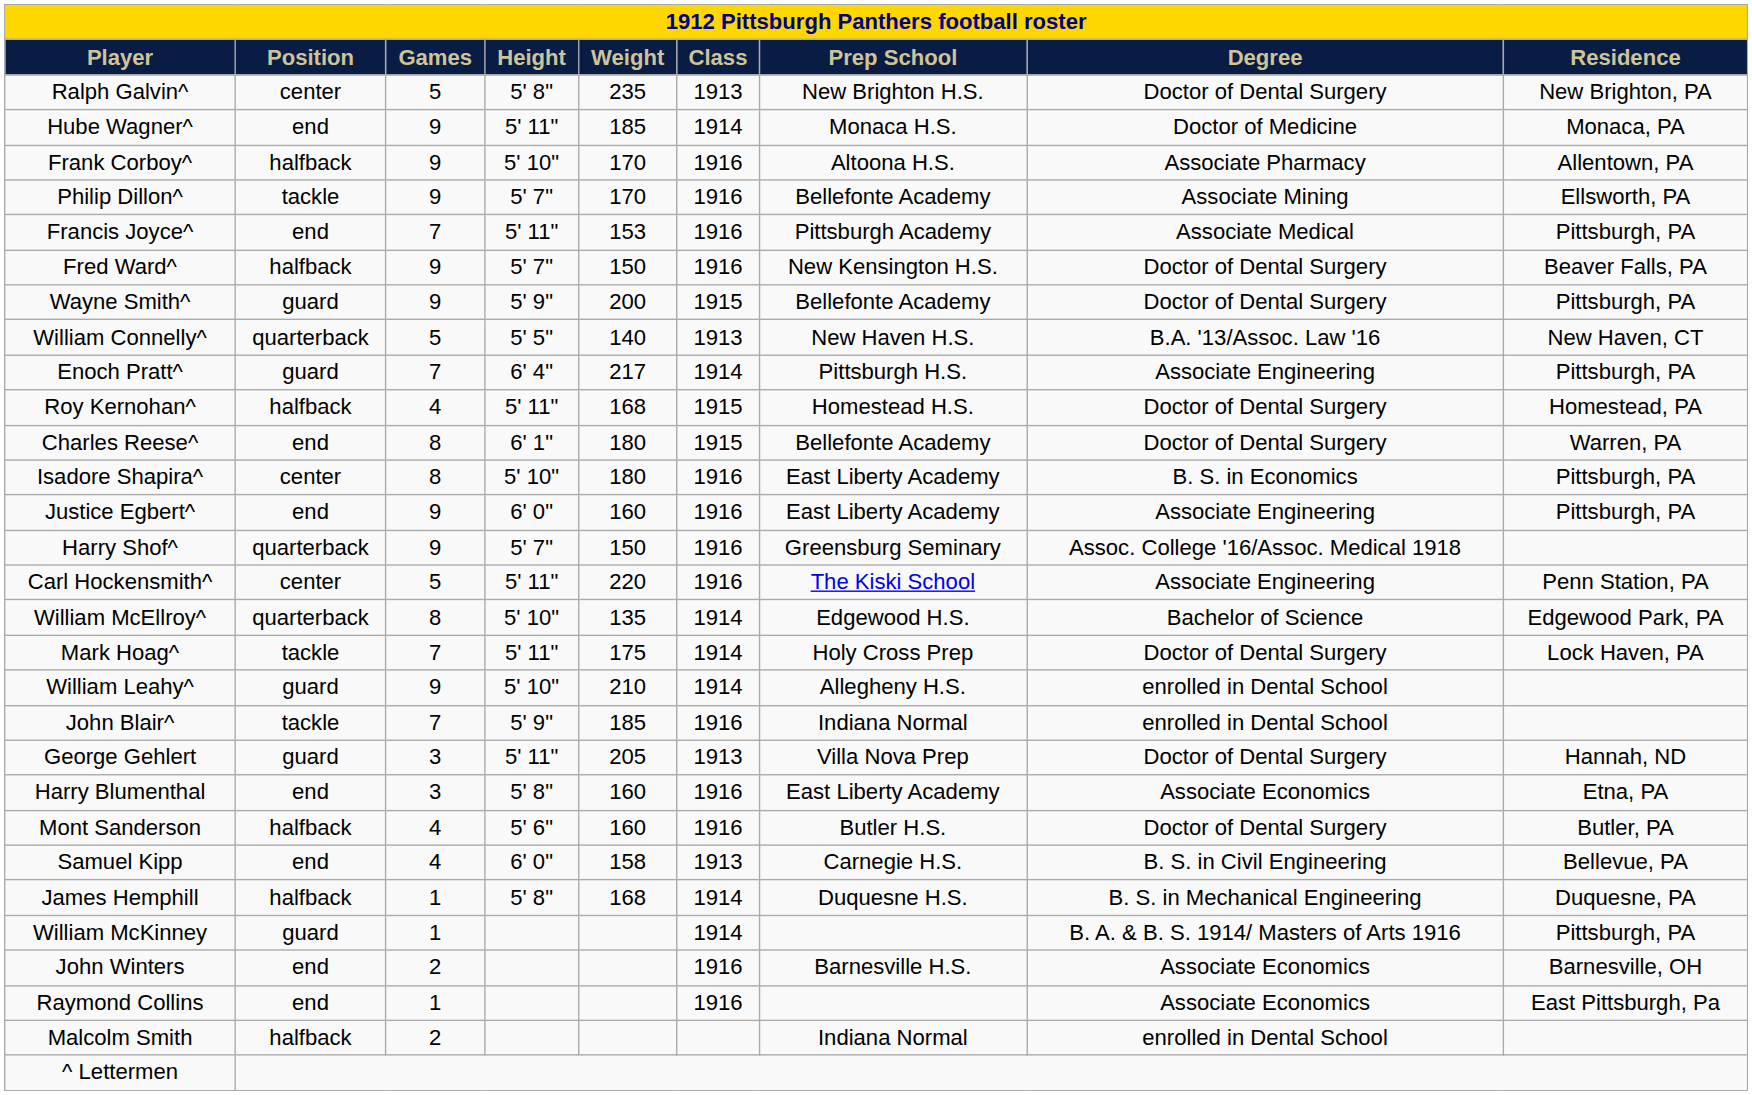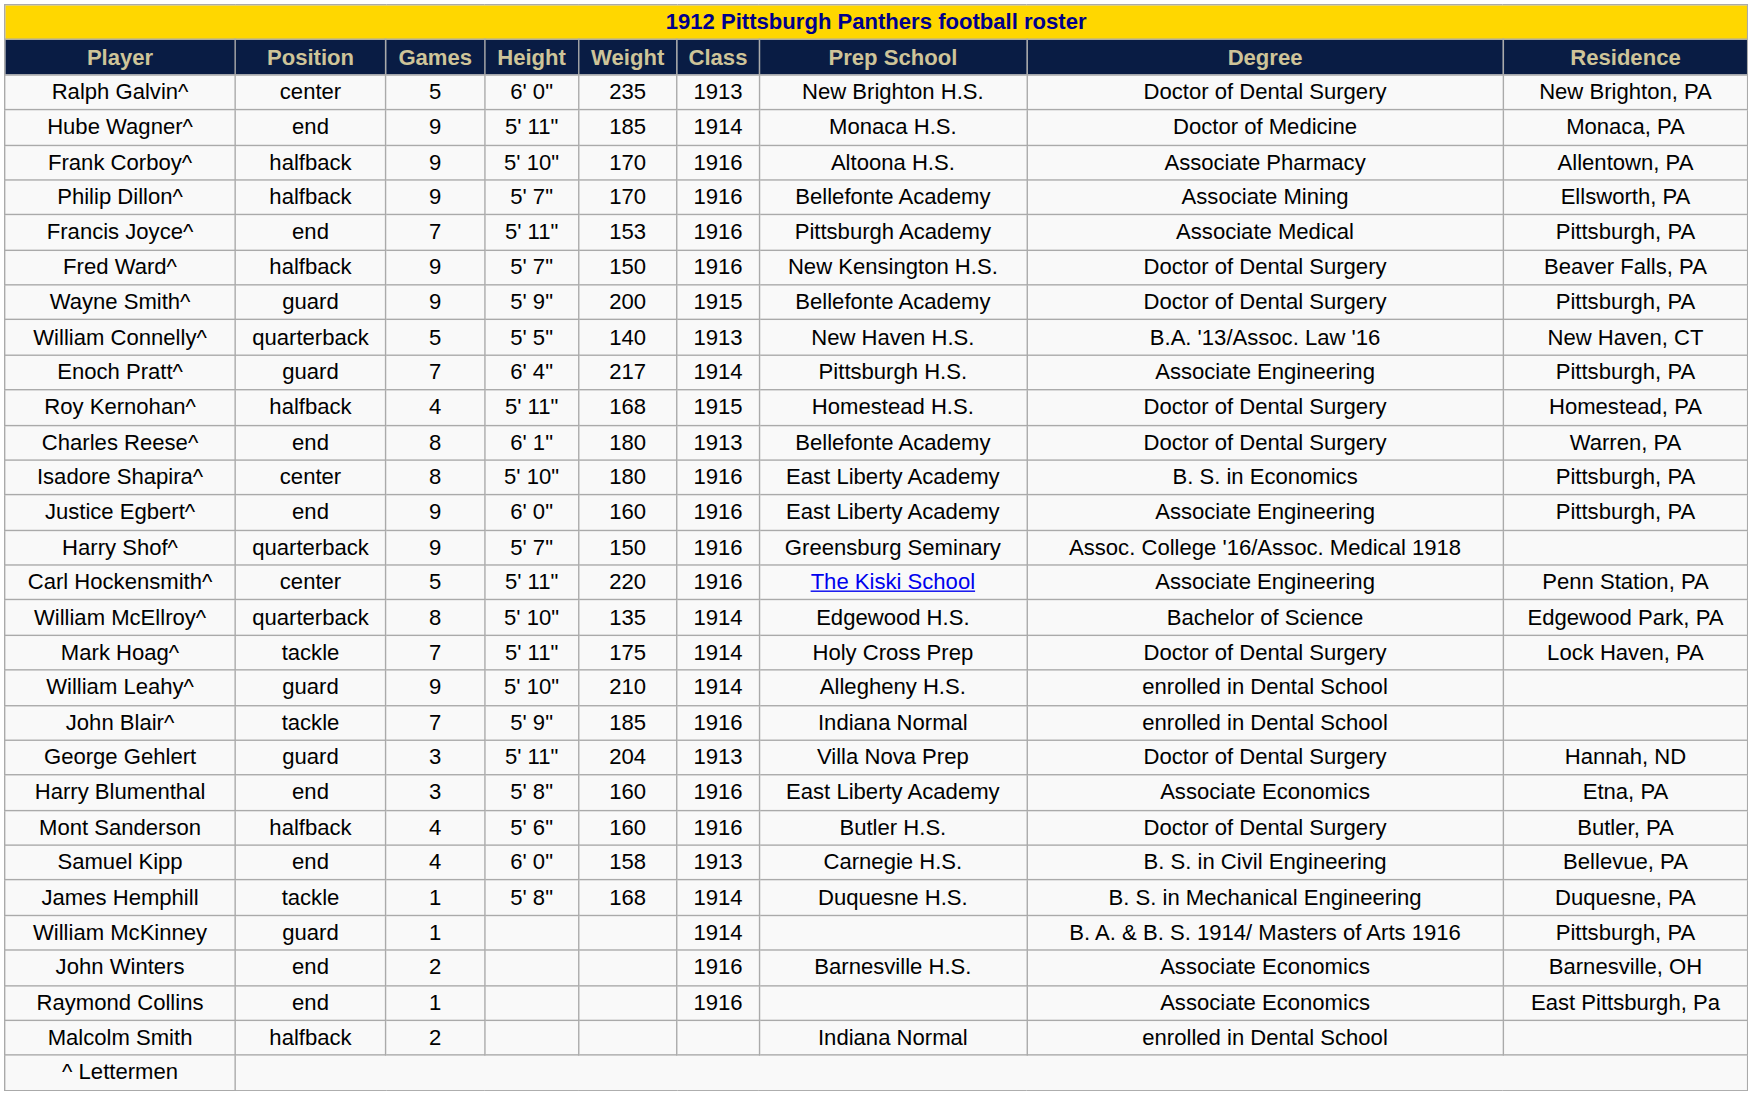(532, 92) 5' 8" -> (532, 92) 6' 0"
(311, 197) tackle -> (310, 197) halfback
(718, 442) 1915 -> (718, 442) 1913
(628, 757) 205 -> (628, 757) 204
(310, 897) halfback -> (311, 897) tackle
